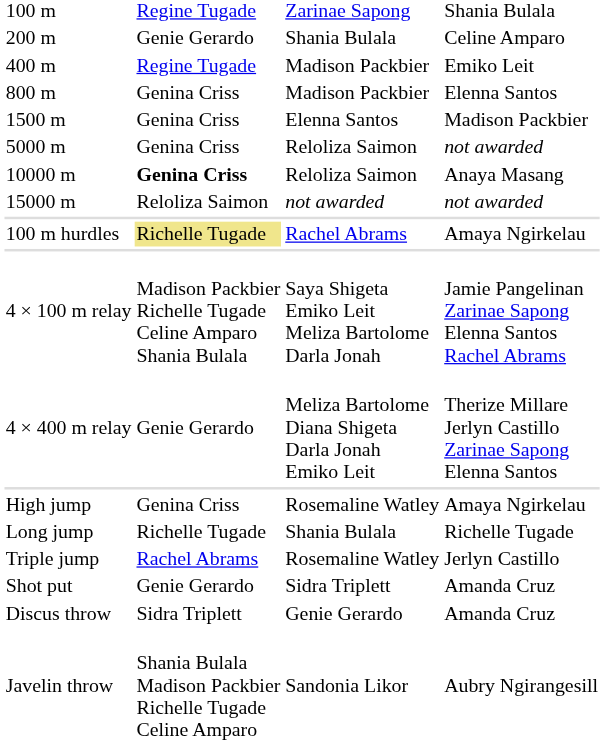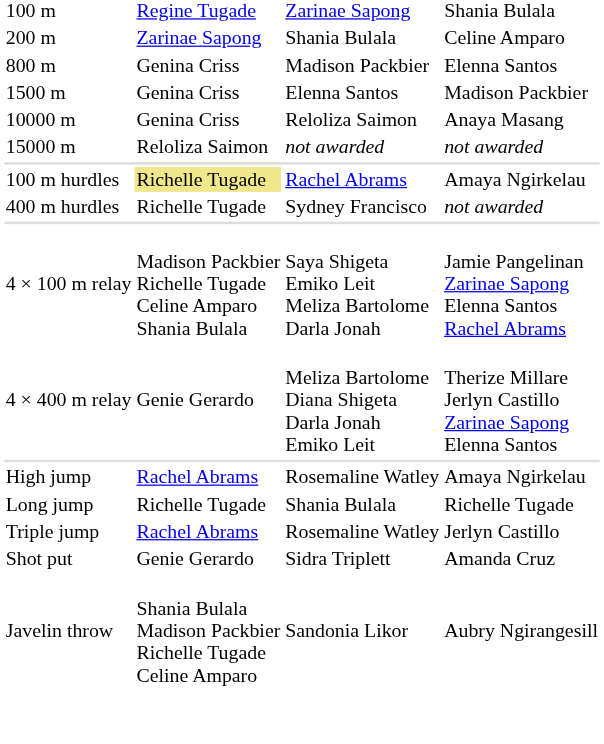(195, 38) Genie Gerardo -> (199, 38) Zarinae Sapong
- row: (31, 65)
- row: (36, 147)
(192, 174) bold -> (188, 119) normal
+ row: (62, 206)
(188, 504) Genina Criss -> (197, 476) Rachel Abrams
- row: (58, 613)
